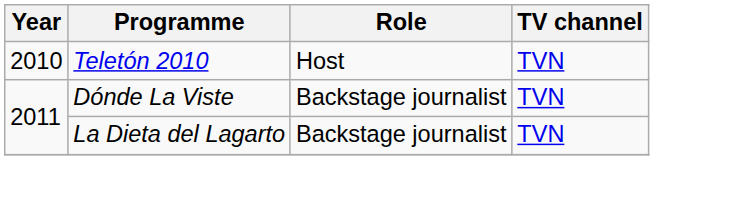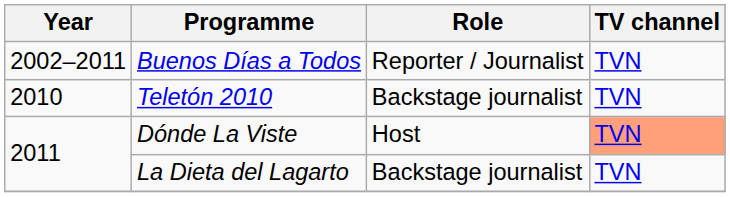+ row: (249, 60)
(320, 60) Host -> (477, 97) Backstage journalist
(401, 97) Backstage journalist -> (396, 135) Host
(541, 97) no background -> (618, 135) lightsalmon background
